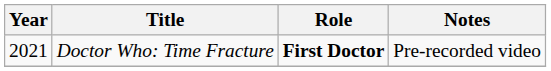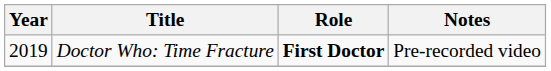(28, 50) 2021 -> (28, 50) 2019
